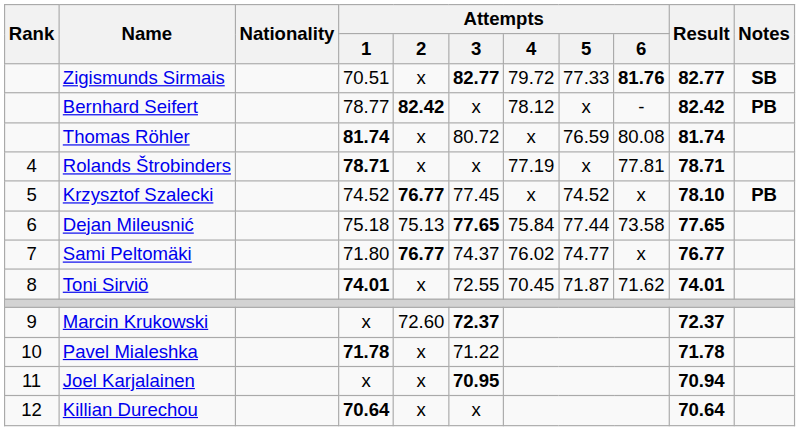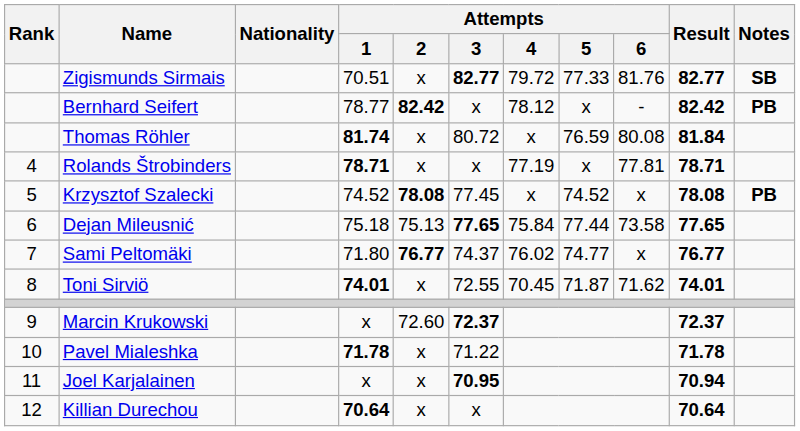(641, 78) bold -> (641, 78) normal
(701, 136) 81.74 -> (701, 136) 81.84
(421, 195) 76.77 -> (421, 195) 78.08
(701, 195) 78.10 -> (701, 195) 78.08
